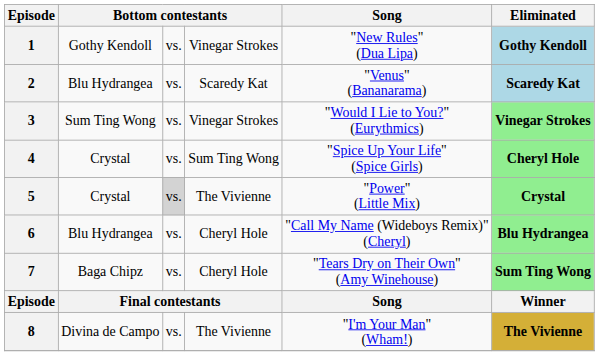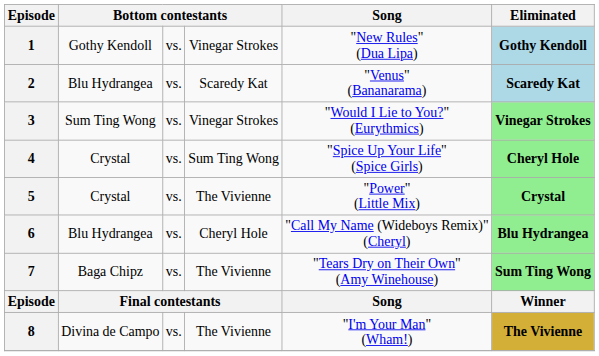(174, 196) lightgrey background -> (174, 196) no background
(234, 271) Cheryl Hole -> (234, 271) The Vivienne
